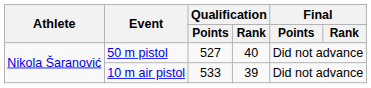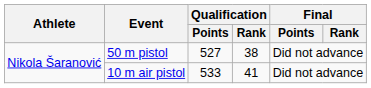(251, 53) 40 -> (251, 53) 38
(251, 73) 39 -> (251, 73) 41
